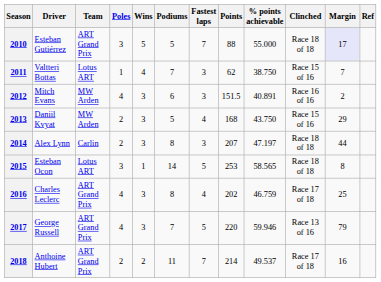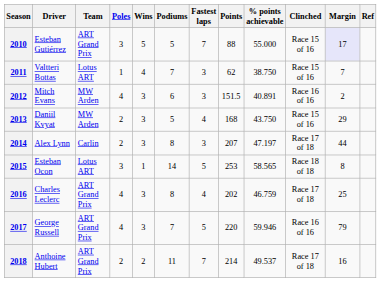(305, 44) Race 18 of 18 -> (305, 44) Race 15 of 16
(305, 142) Race 18 of 18 -> (305, 142) Race 17 of 18
(305, 227) Race 13 of 16 -> (305, 227) Race 16 of 16
